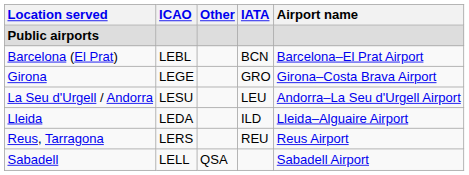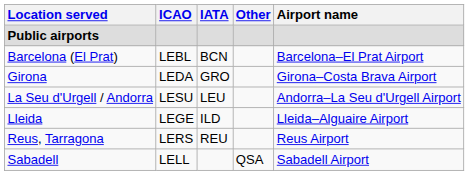columns swapped: (255, 15) <-> (217, 15)
(177, 77) LEGE -> (176, 77) LEDA
(176, 118) LEDA -> (177, 118) LEGE
